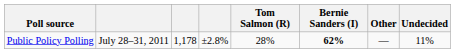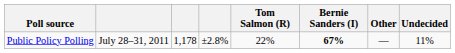(265, 40) 28% -> (265, 40) 22%
(334, 40) 62% -> (334, 40) 67%
